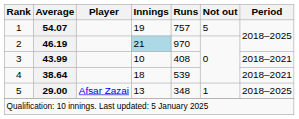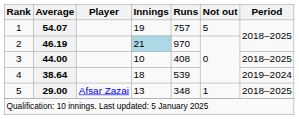(55, 59) 43.99 -> (55, 59) 44.00
(267, 59) 2018–2021 -> (267, 59) 2018–2025
(267, 75) 2018–2021 -> (267, 75) 2019–2024
